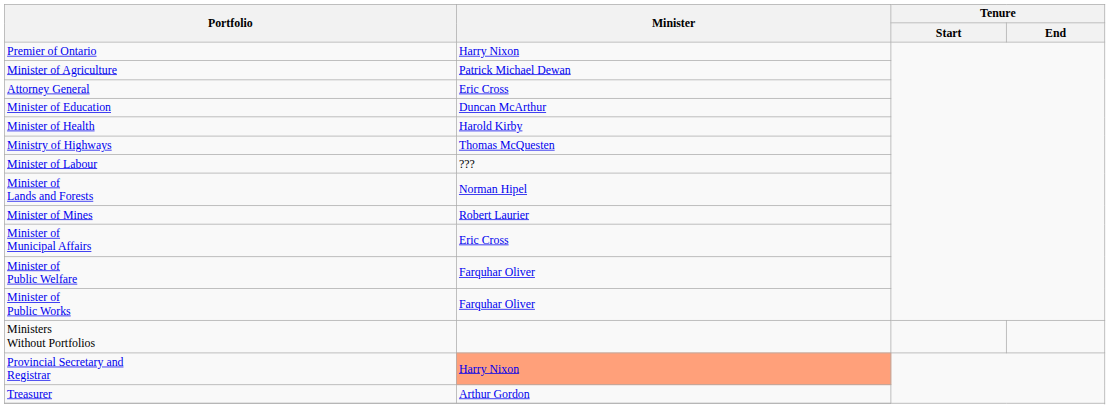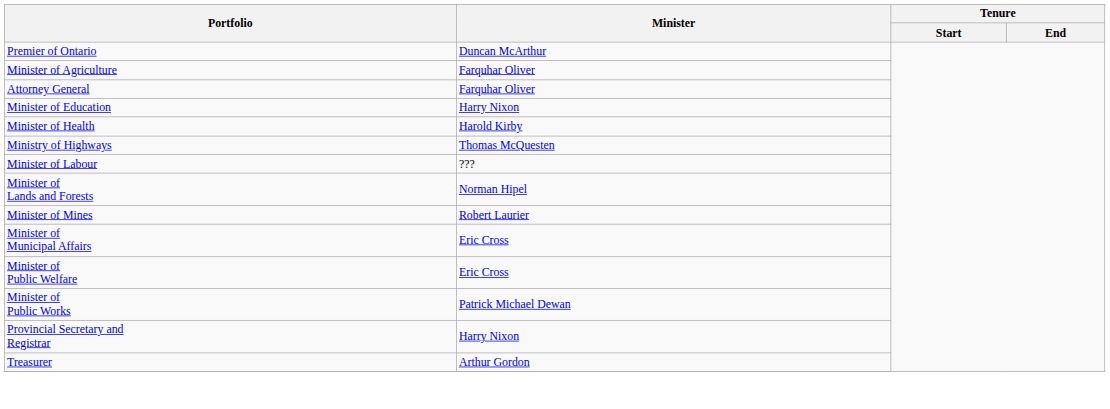(489, 51) Harry Nixon -> (503, 51) Duncan McArthur
(515, 70) Patrick Michael Dewan -> (497, 70) Farquhar Oliver
(484, 88) Eric Cross -> (497, 88) Farquhar Oliver
(503, 107) Duncan McArthur -> (489, 107) Harry Nixon
(497, 272) Farquhar Oliver -> (484, 272) Eric Cross
(497, 304) Farquhar Oliver -> (515, 304) Patrick Michael Dewan
- row: (51, 336)
(489, 368) lightsalmon background -> (489, 336) no background
